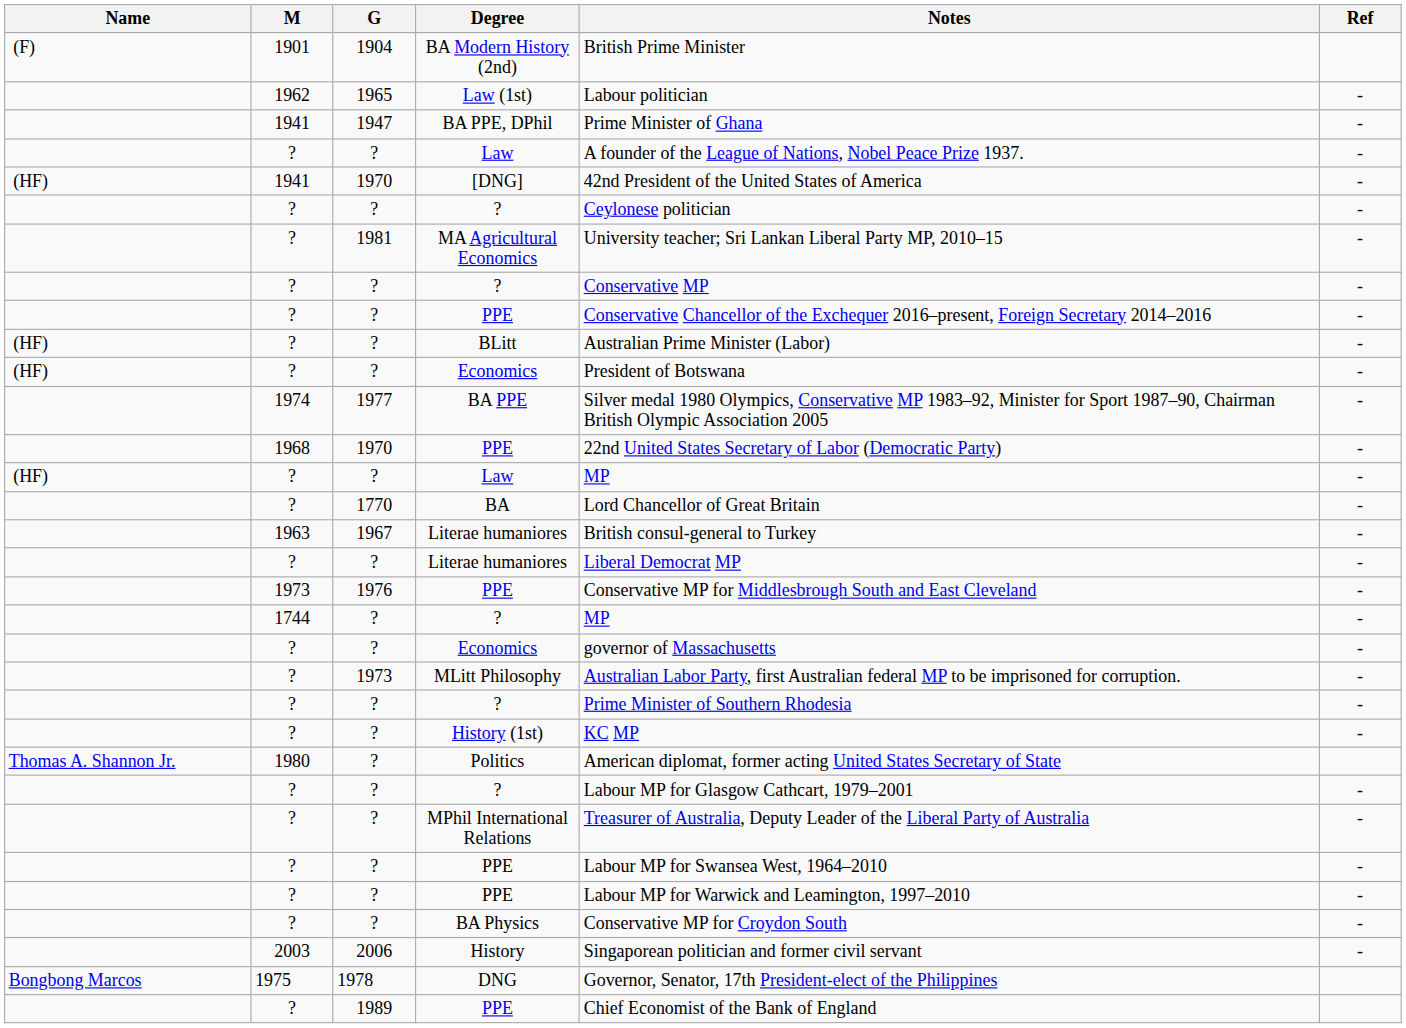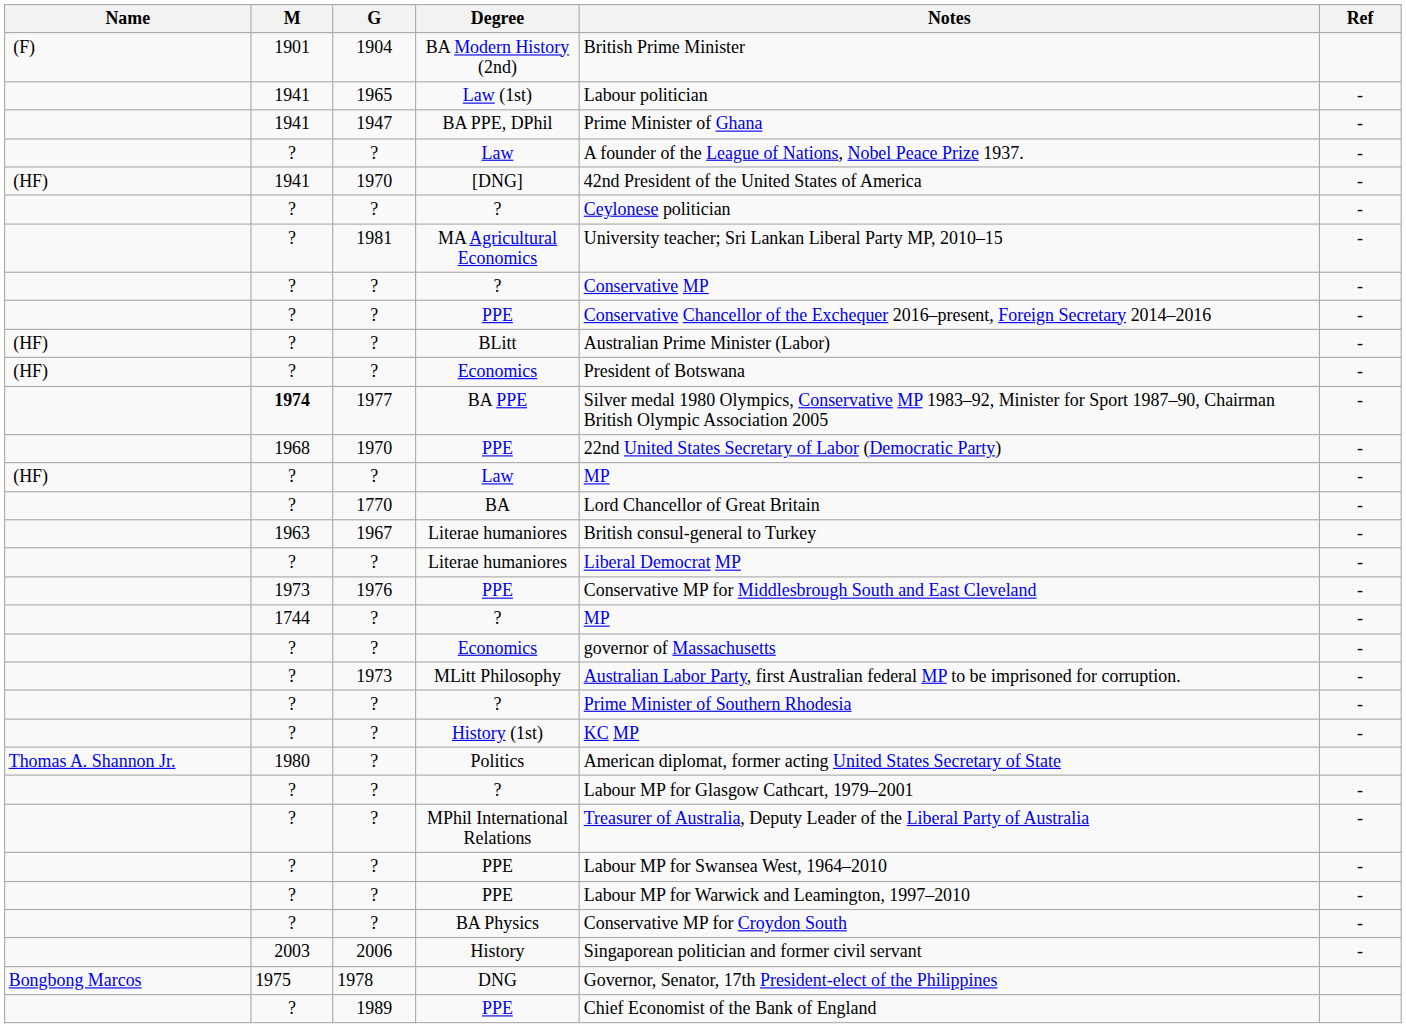(292, 95) 1962 -> (292, 95) 1941
(292, 400) normal -> (292, 400) bold
